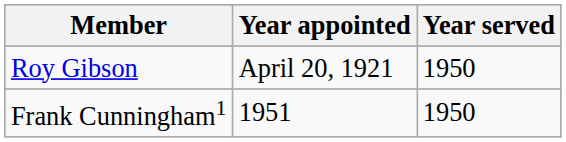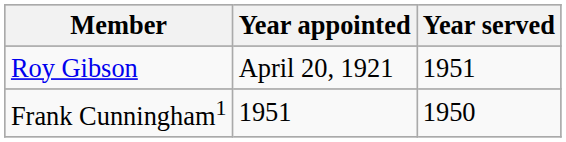(449, 67) 1950 -> (449, 67) 1951
